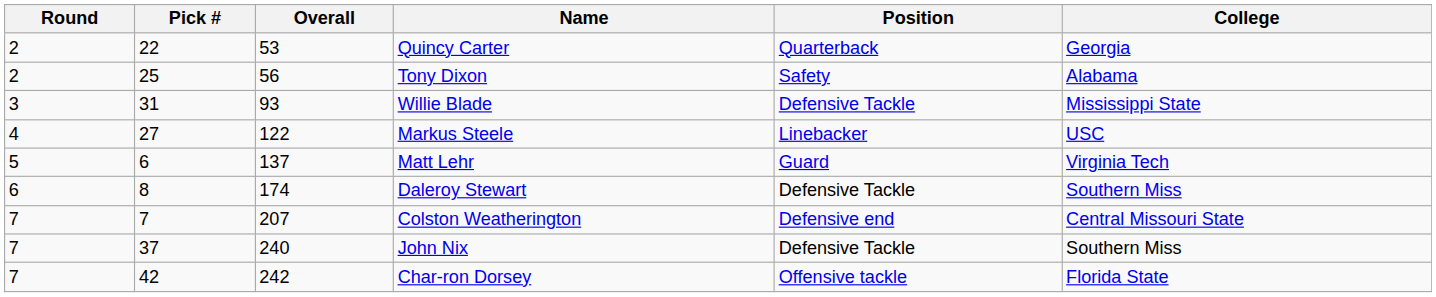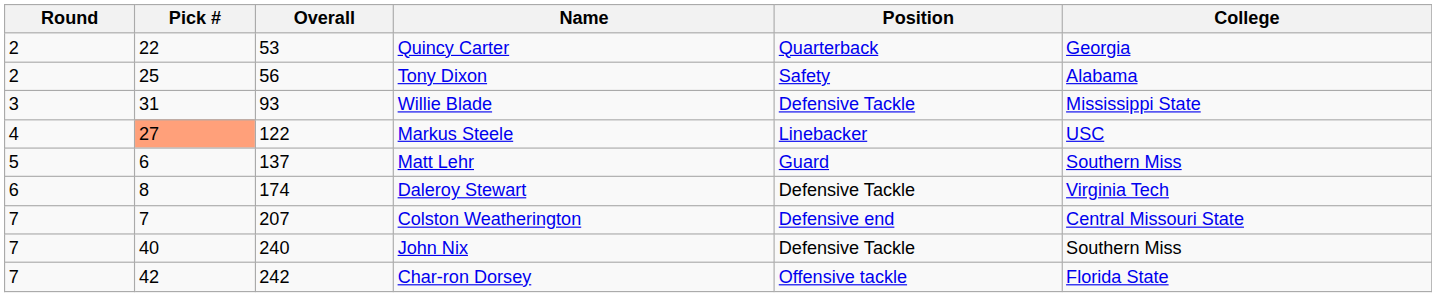(149, 133) no background -> (149, 133) lightsalmon background
(1118, 162) Virginia Tech -> (1124, 162) Southern Miss
(1124, 190) Southern Miss -> (1118, 190) Virginia Tech
(149, 248) 37 -> (149, 248) 40
